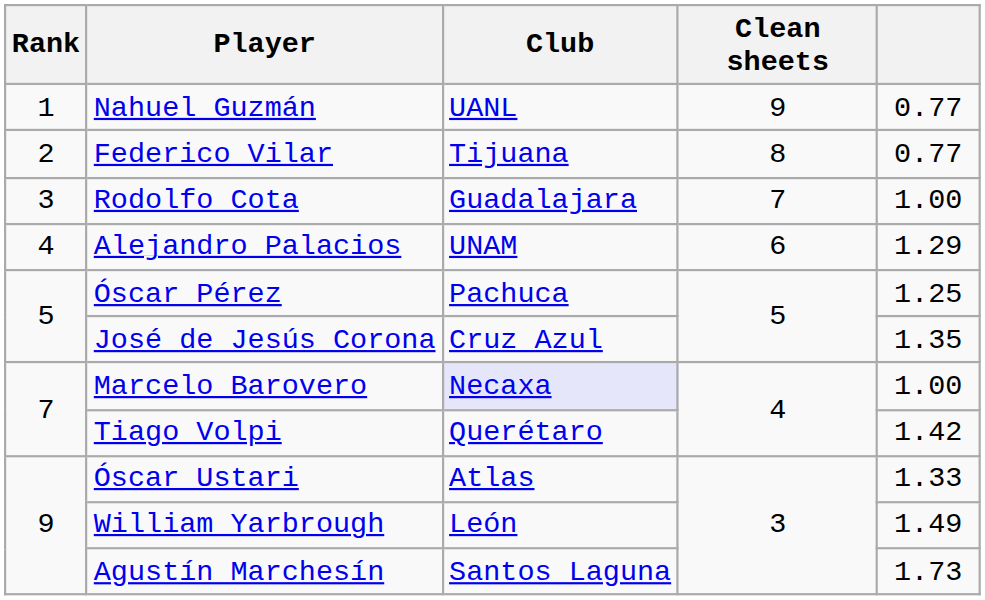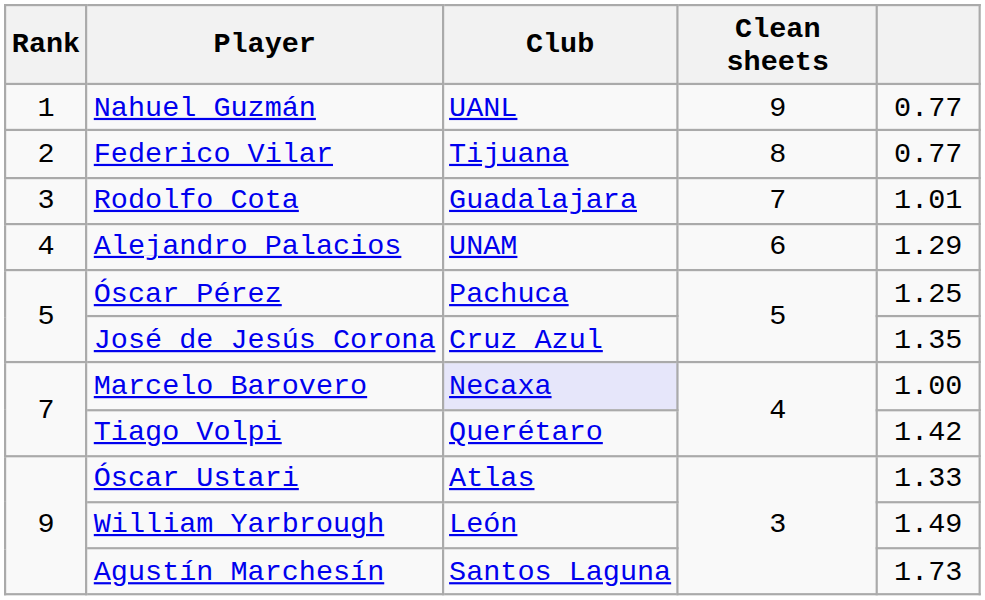(928, 200) 1.00 -> (928, 200) 1.01
